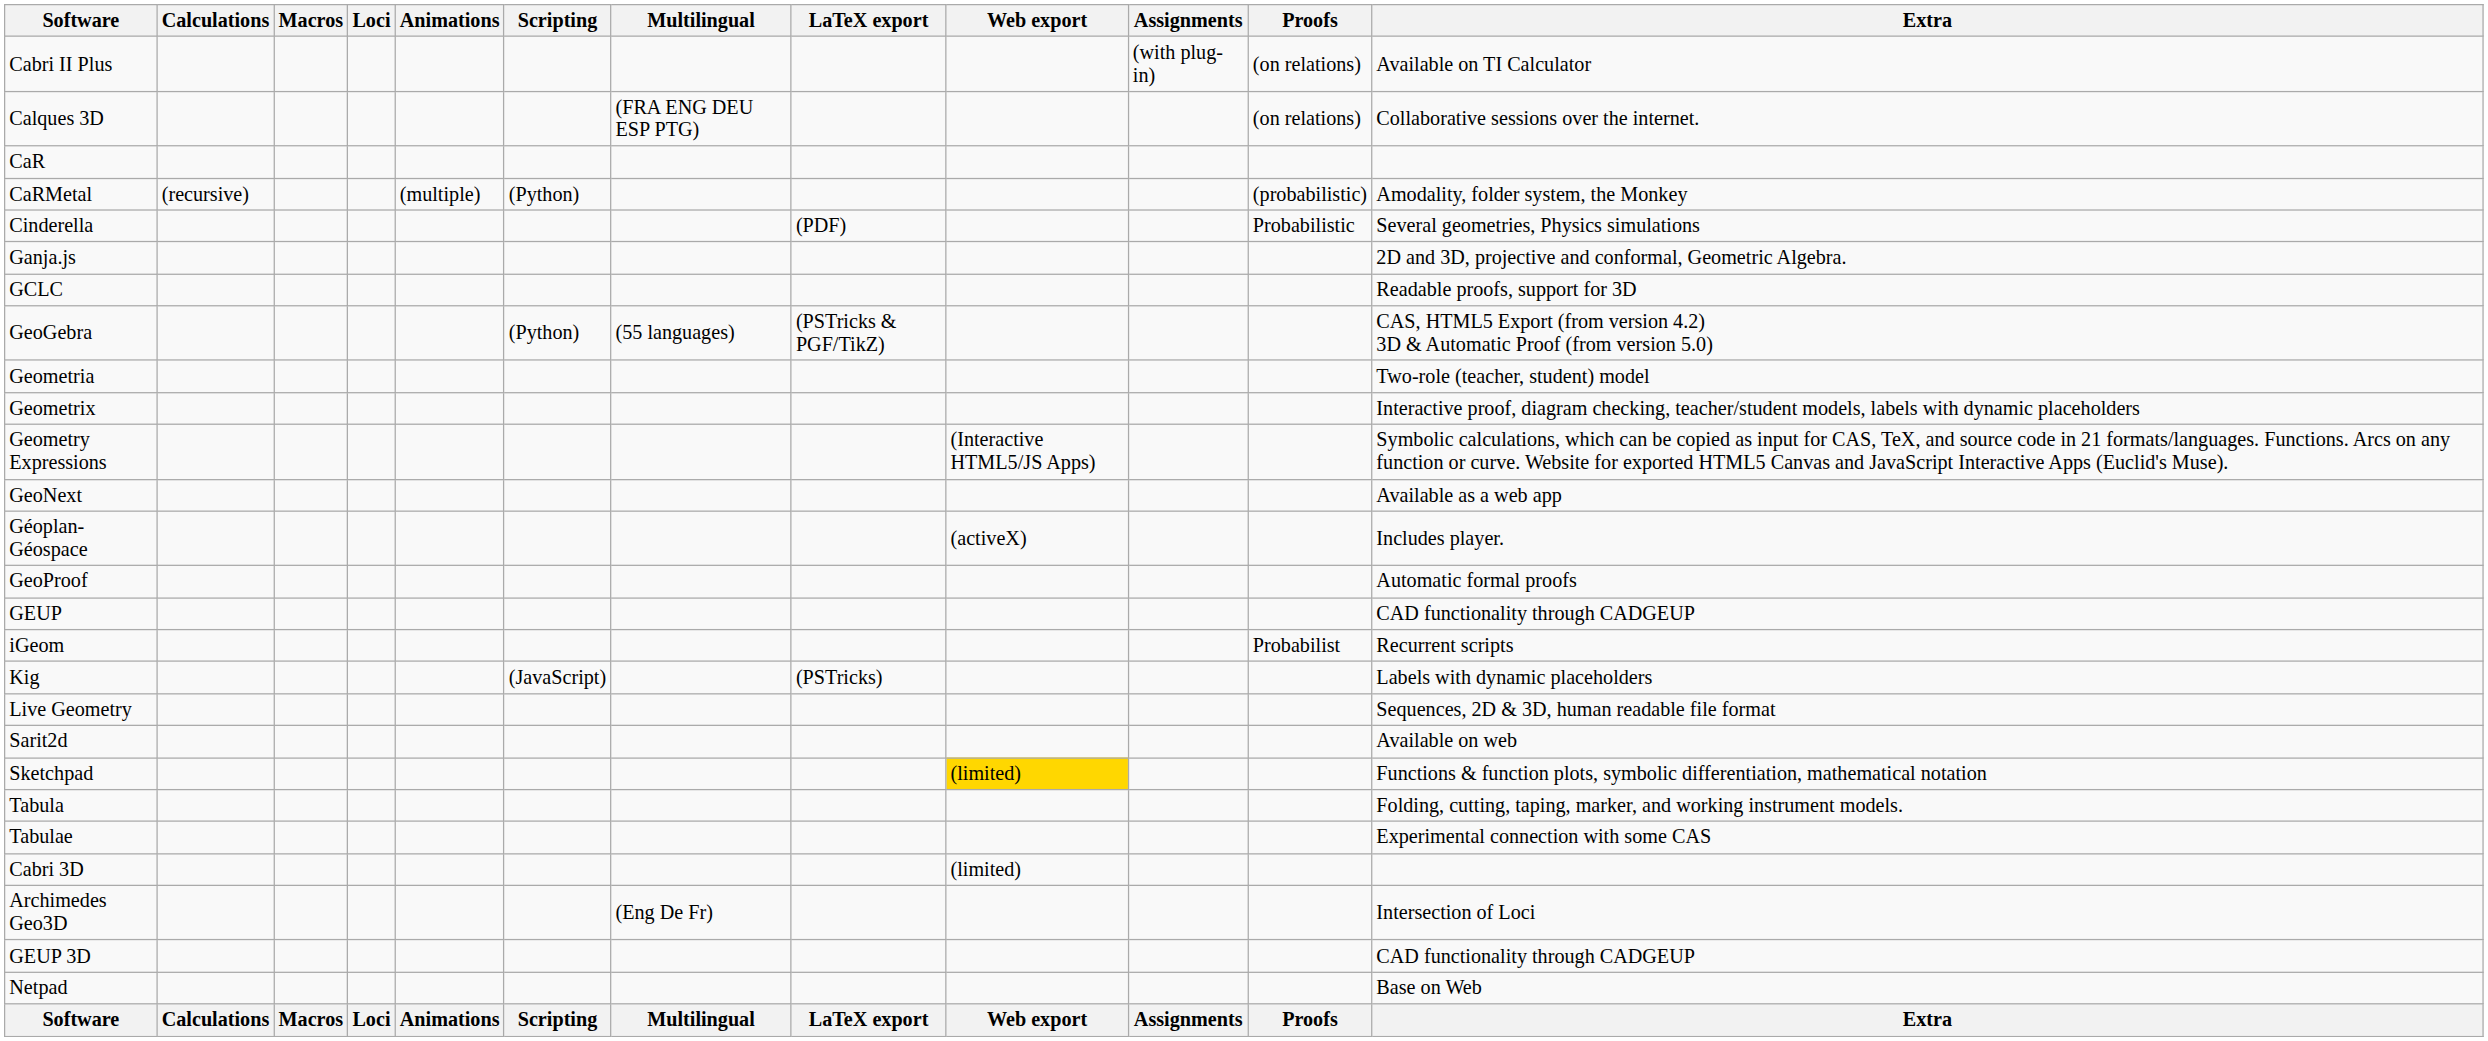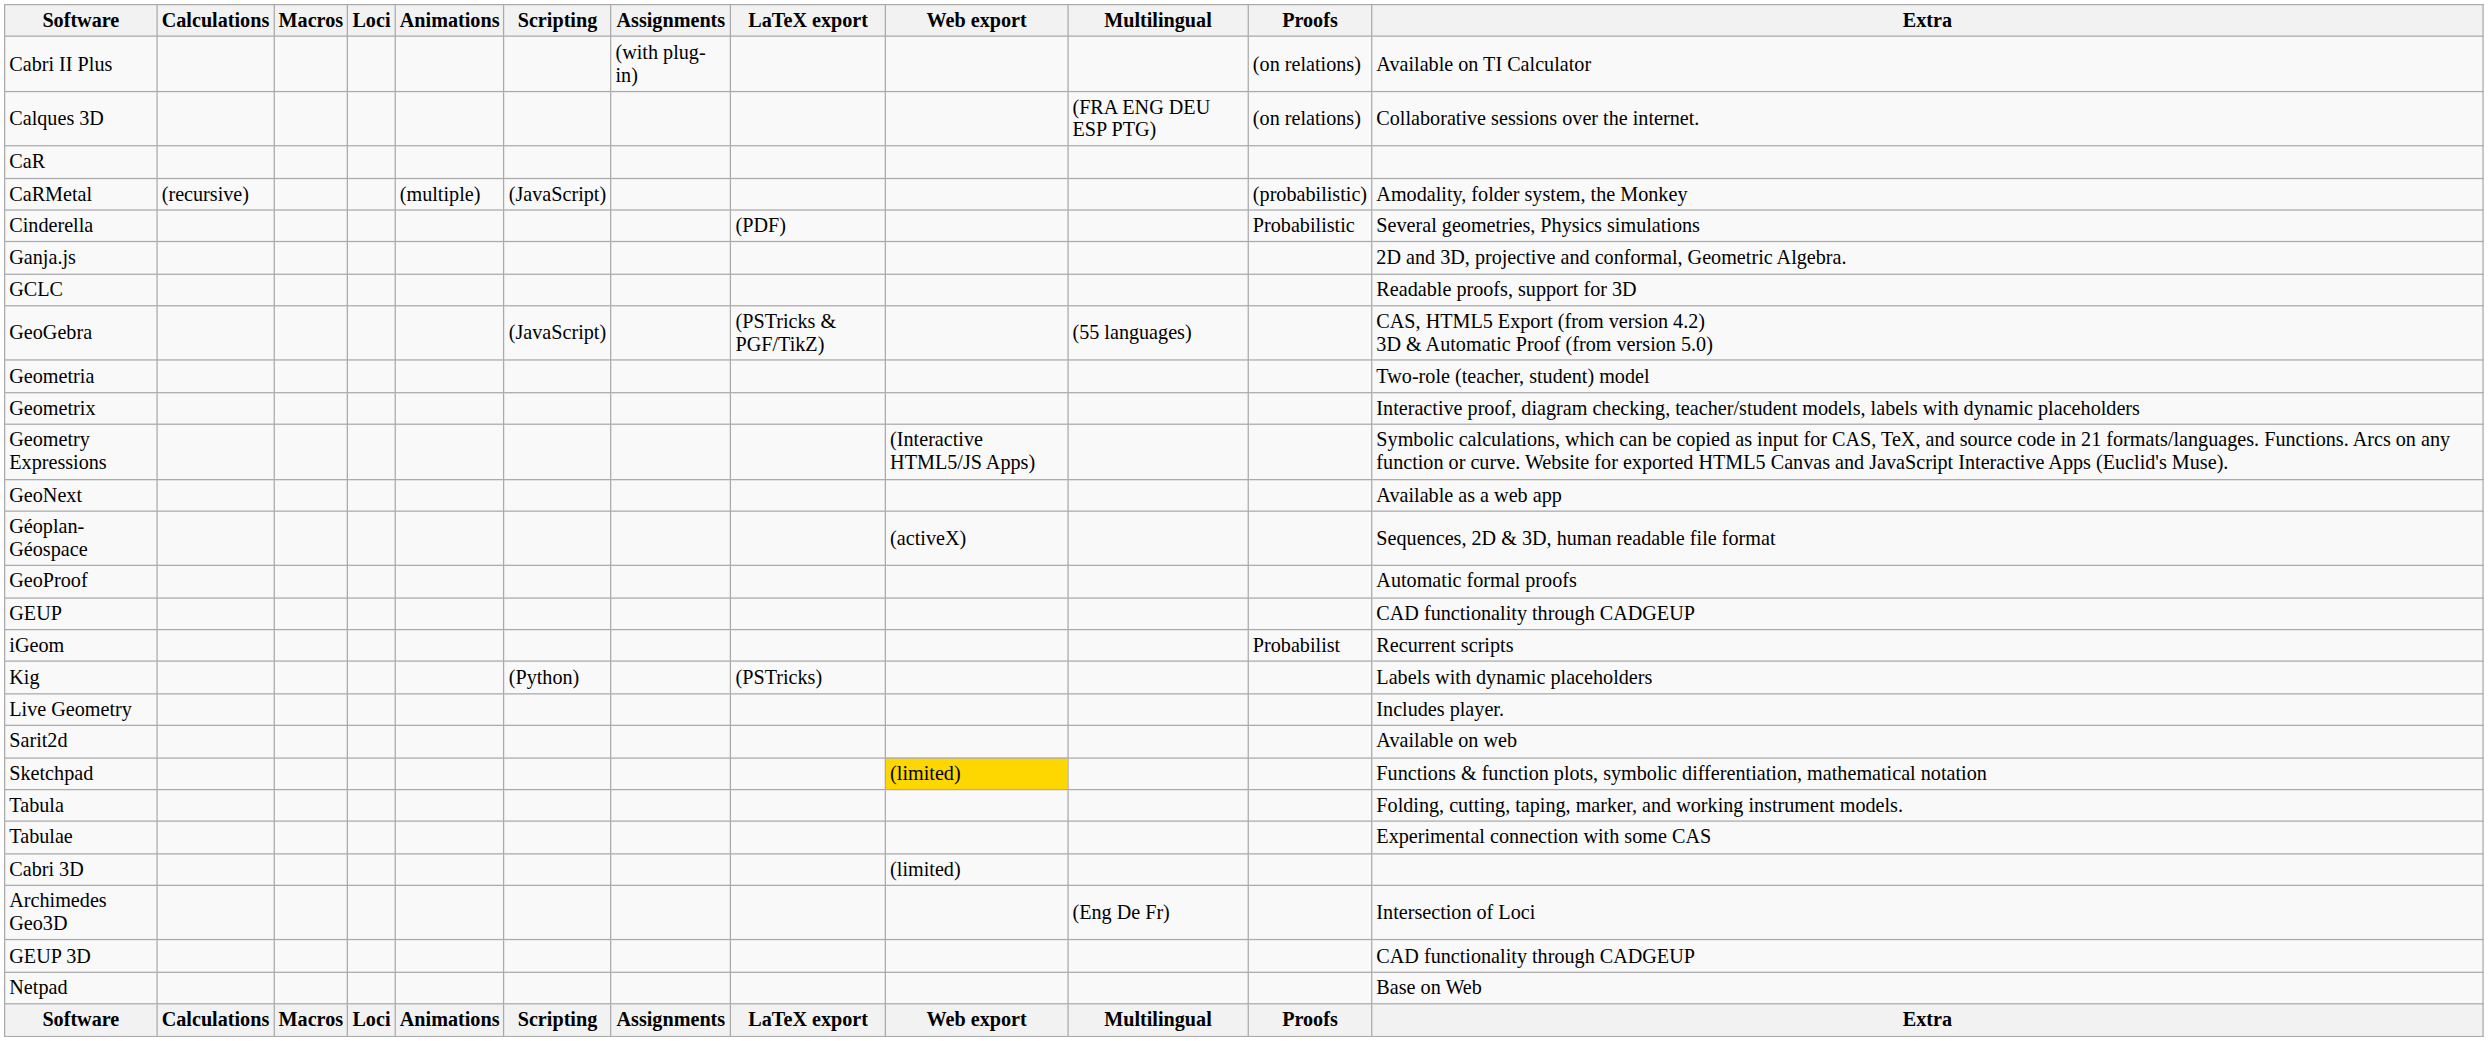columns swapped: (1188, 20) <-> (701, 20)
(544, 193) (Python) -> (557, 193) (JavaScript)
(544, 332) (Python) -> (557, 332) (JavaScript)
(1440, 538) Includes player. -> (1576, 538) Sequences, 2D & 3D, human readable file format
(557, 677) (JavaScript) -> (544, 677) (Python)
(1576, 709) Sequences, 2D & 3D, human readable file format -> (1440, 709) Includes player.
